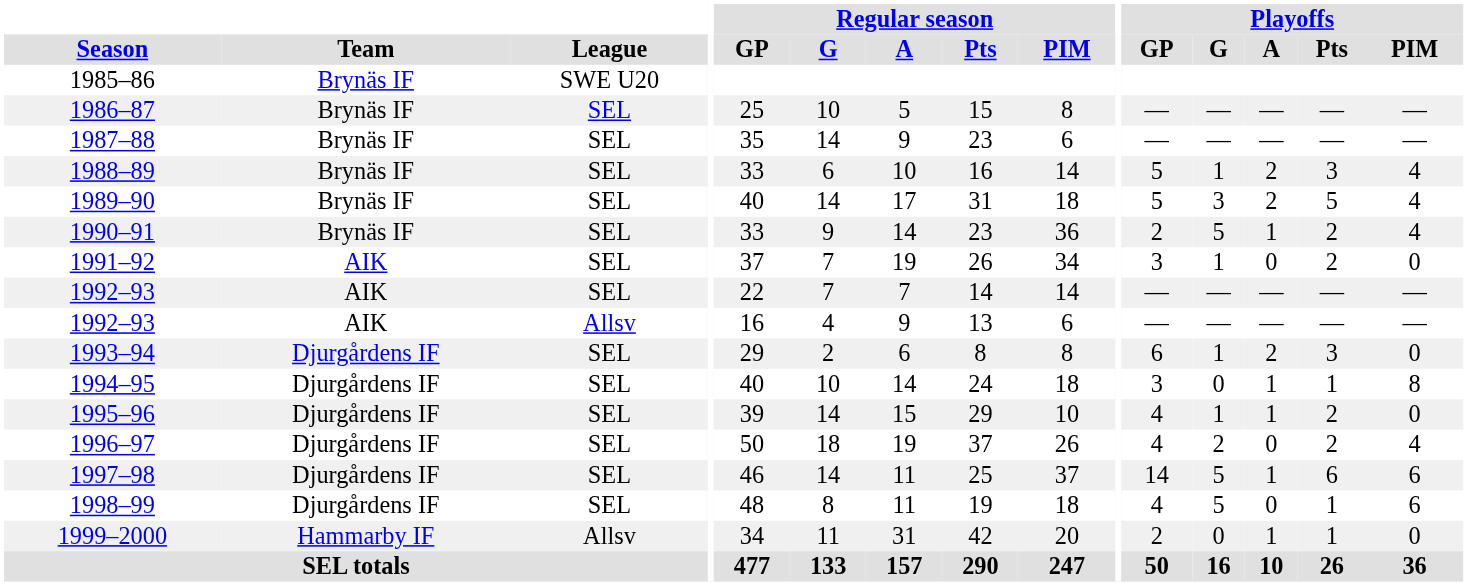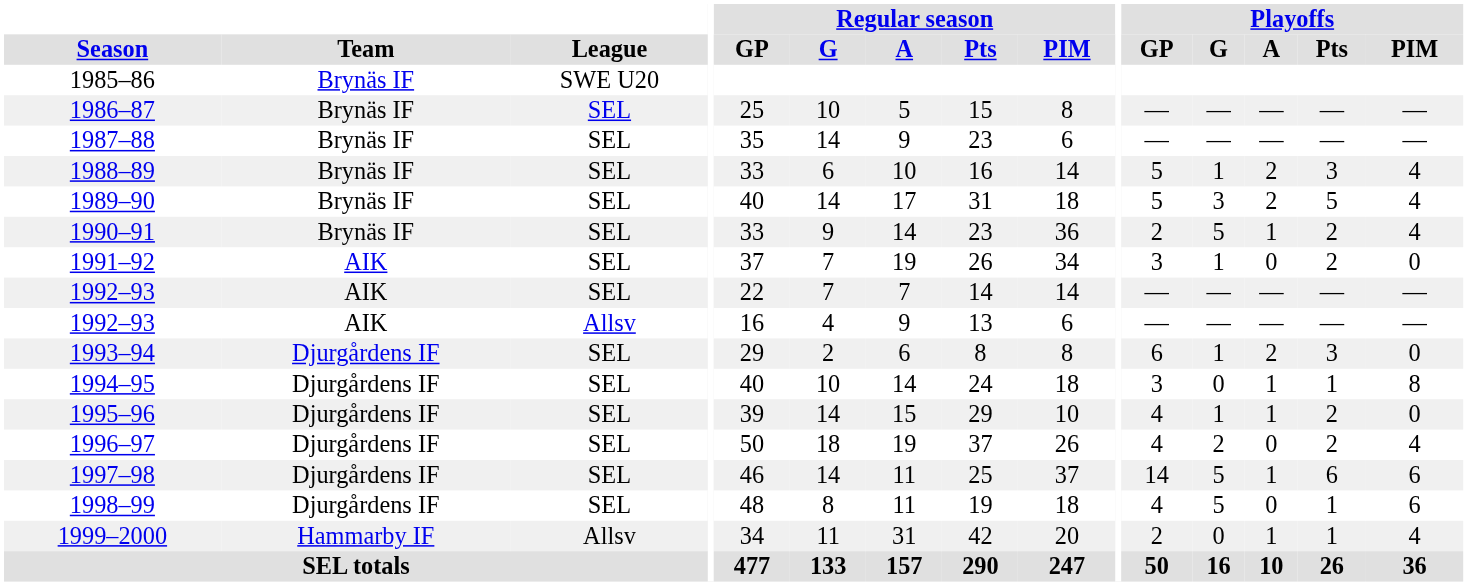(1415, 535) 0 -> (1415, 535) 4
